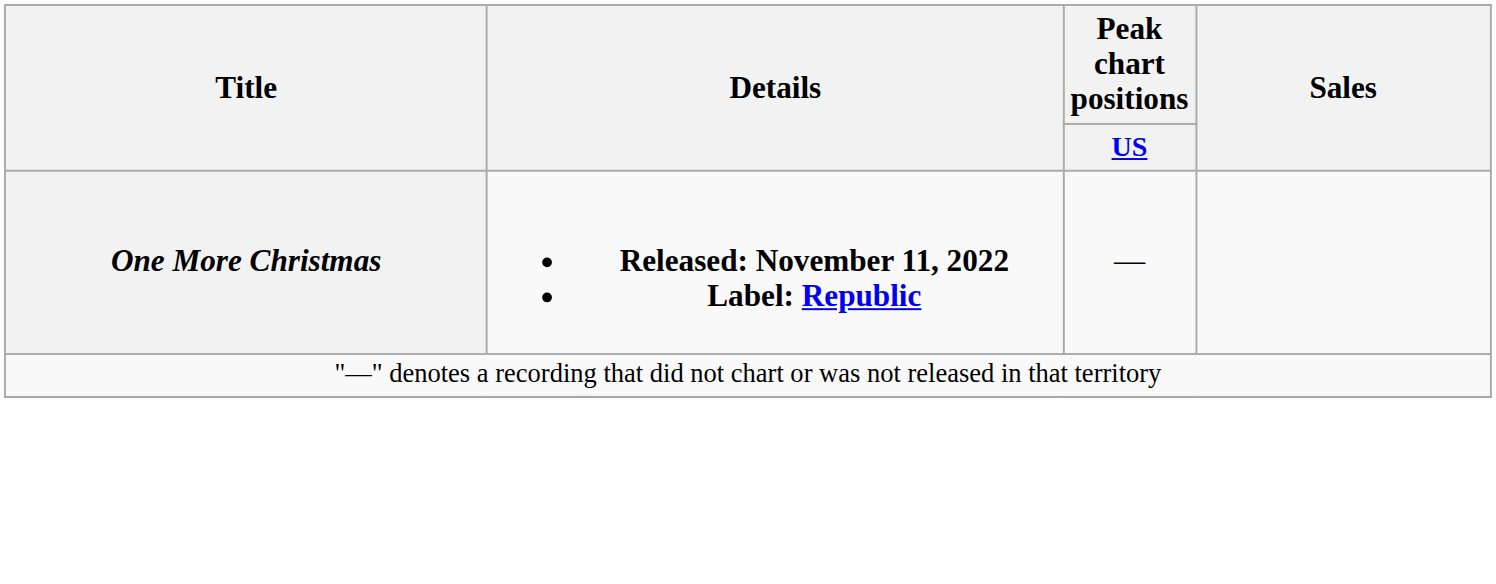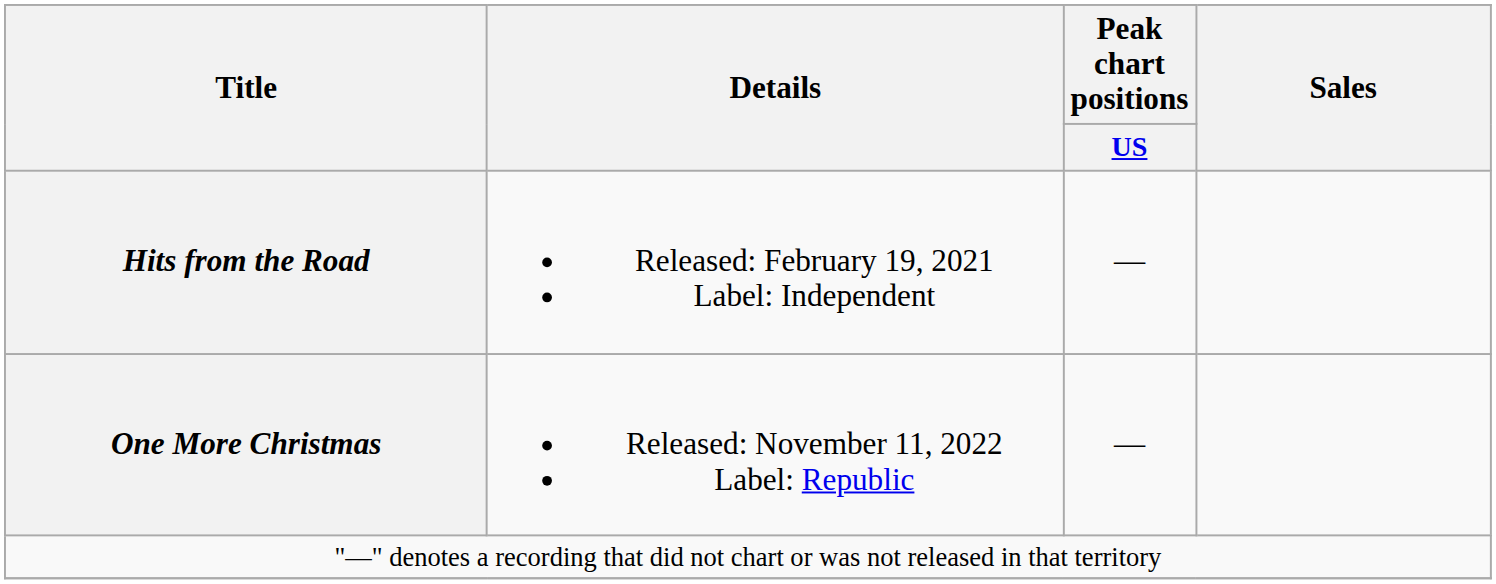+ row: (246, 261)
(775, 280) bold -> (775, 462) normal
